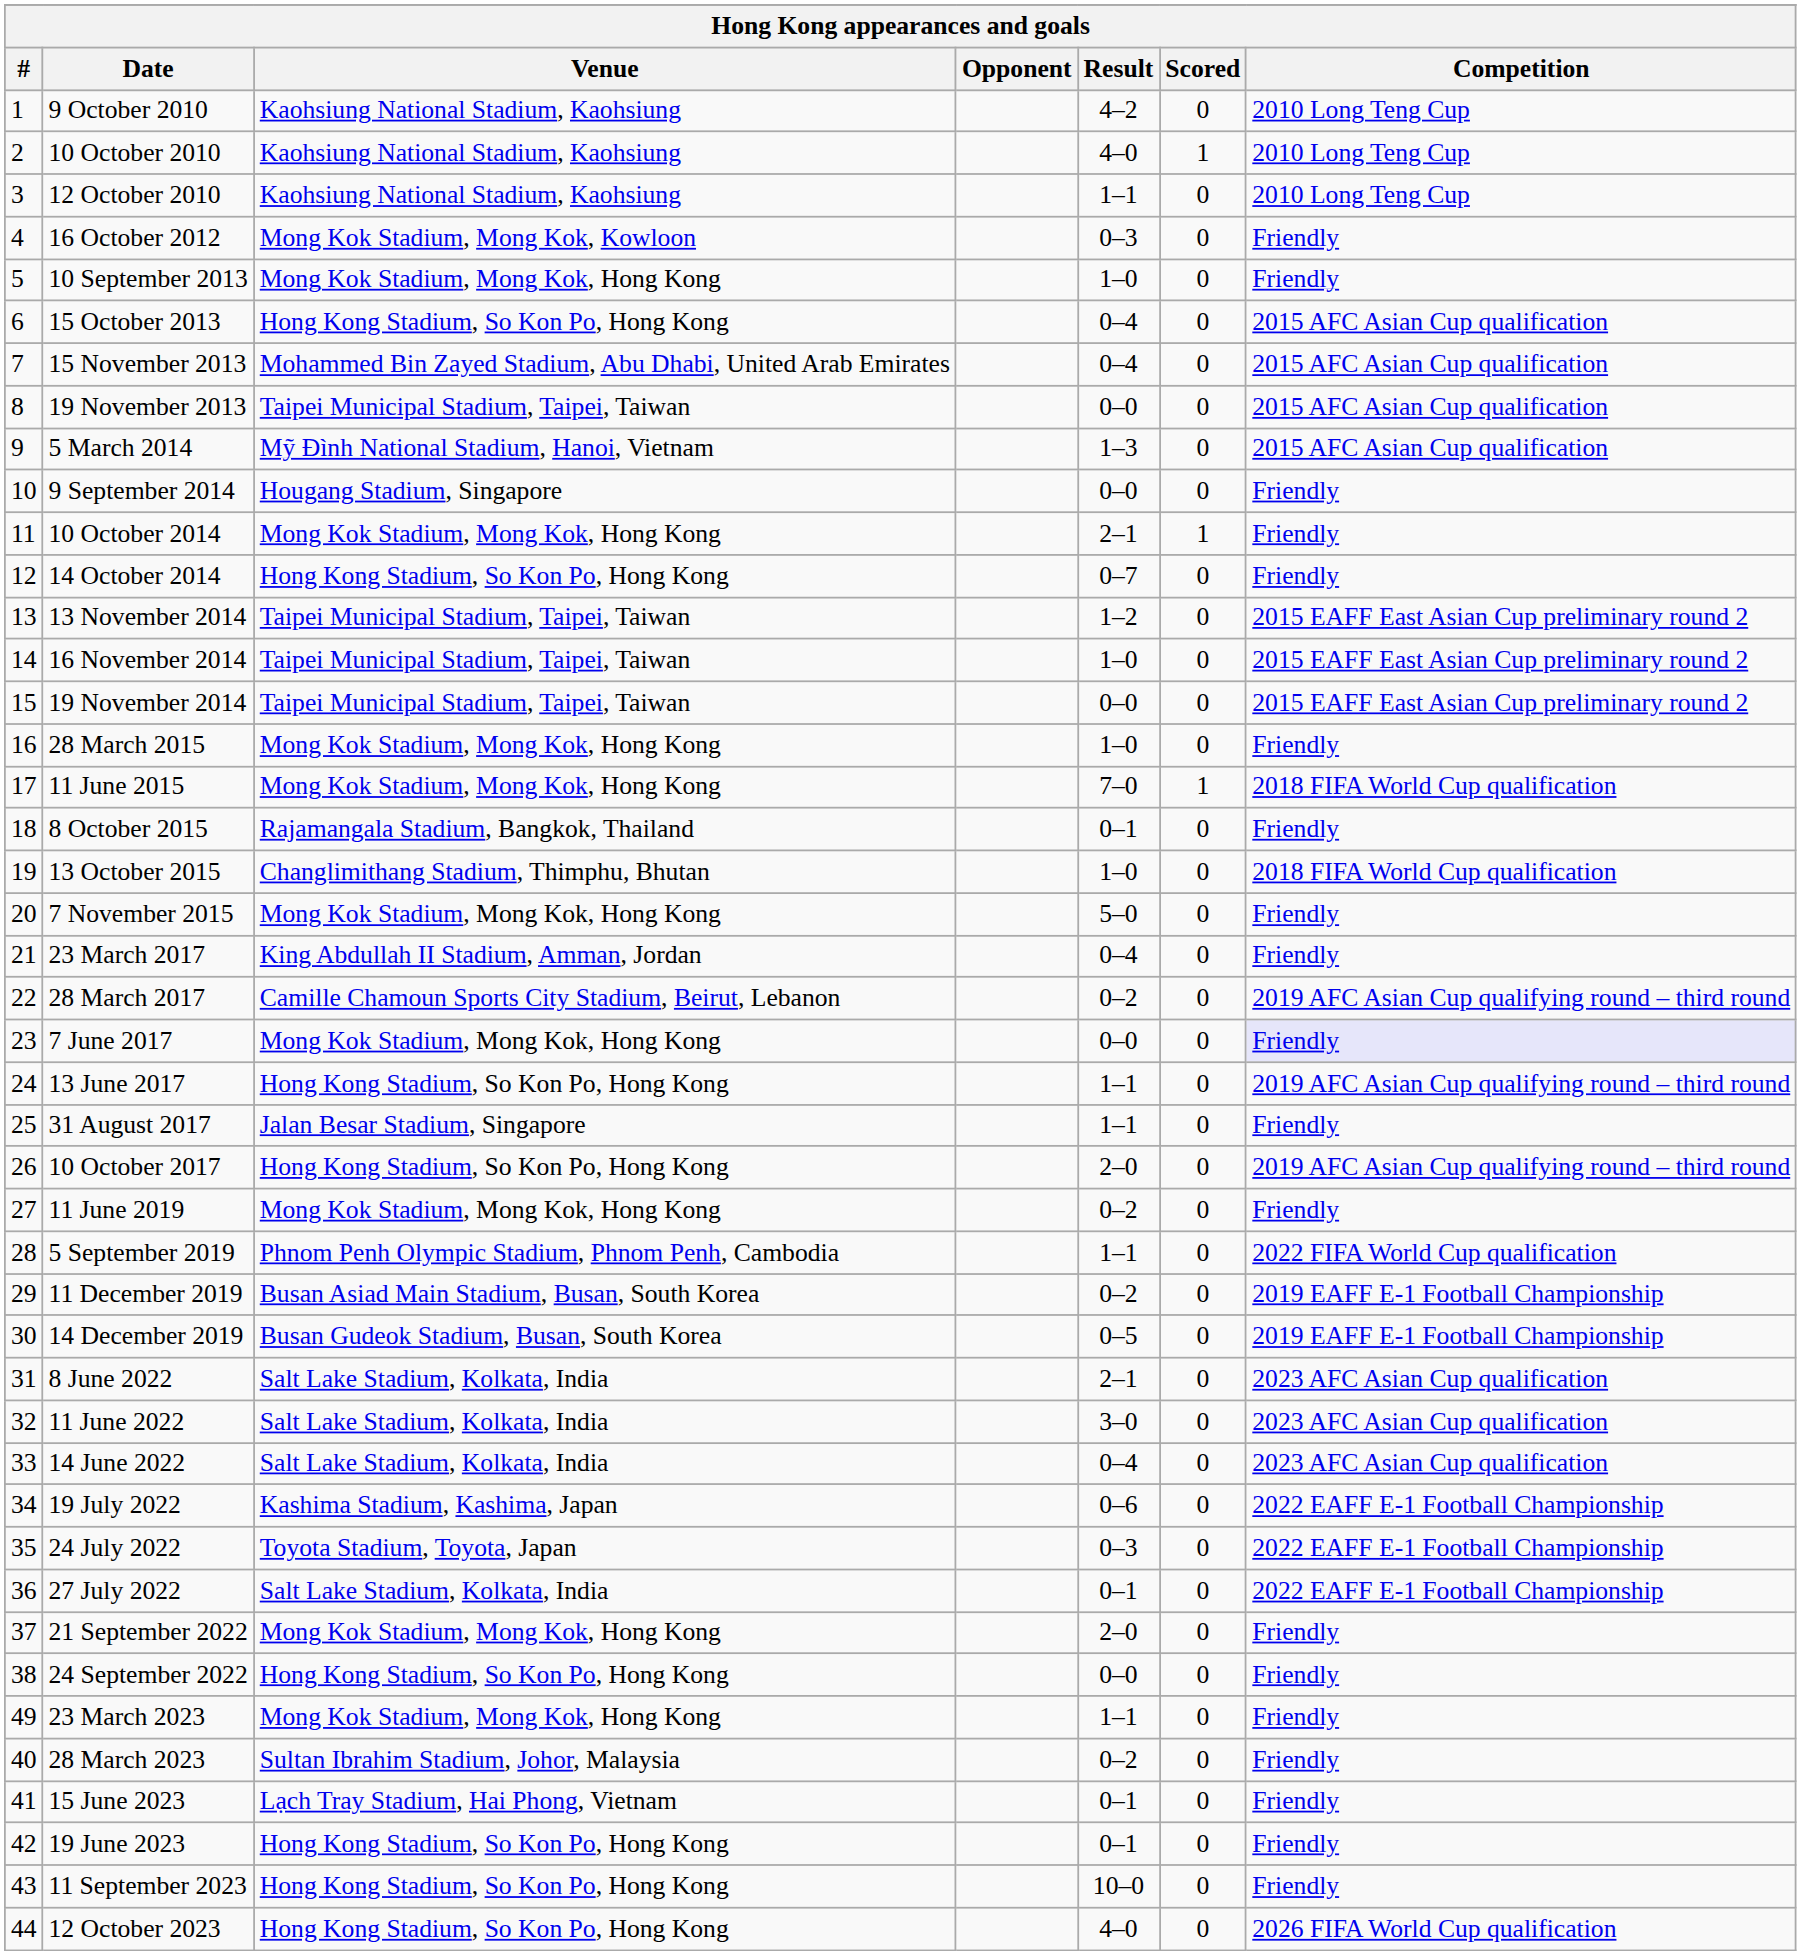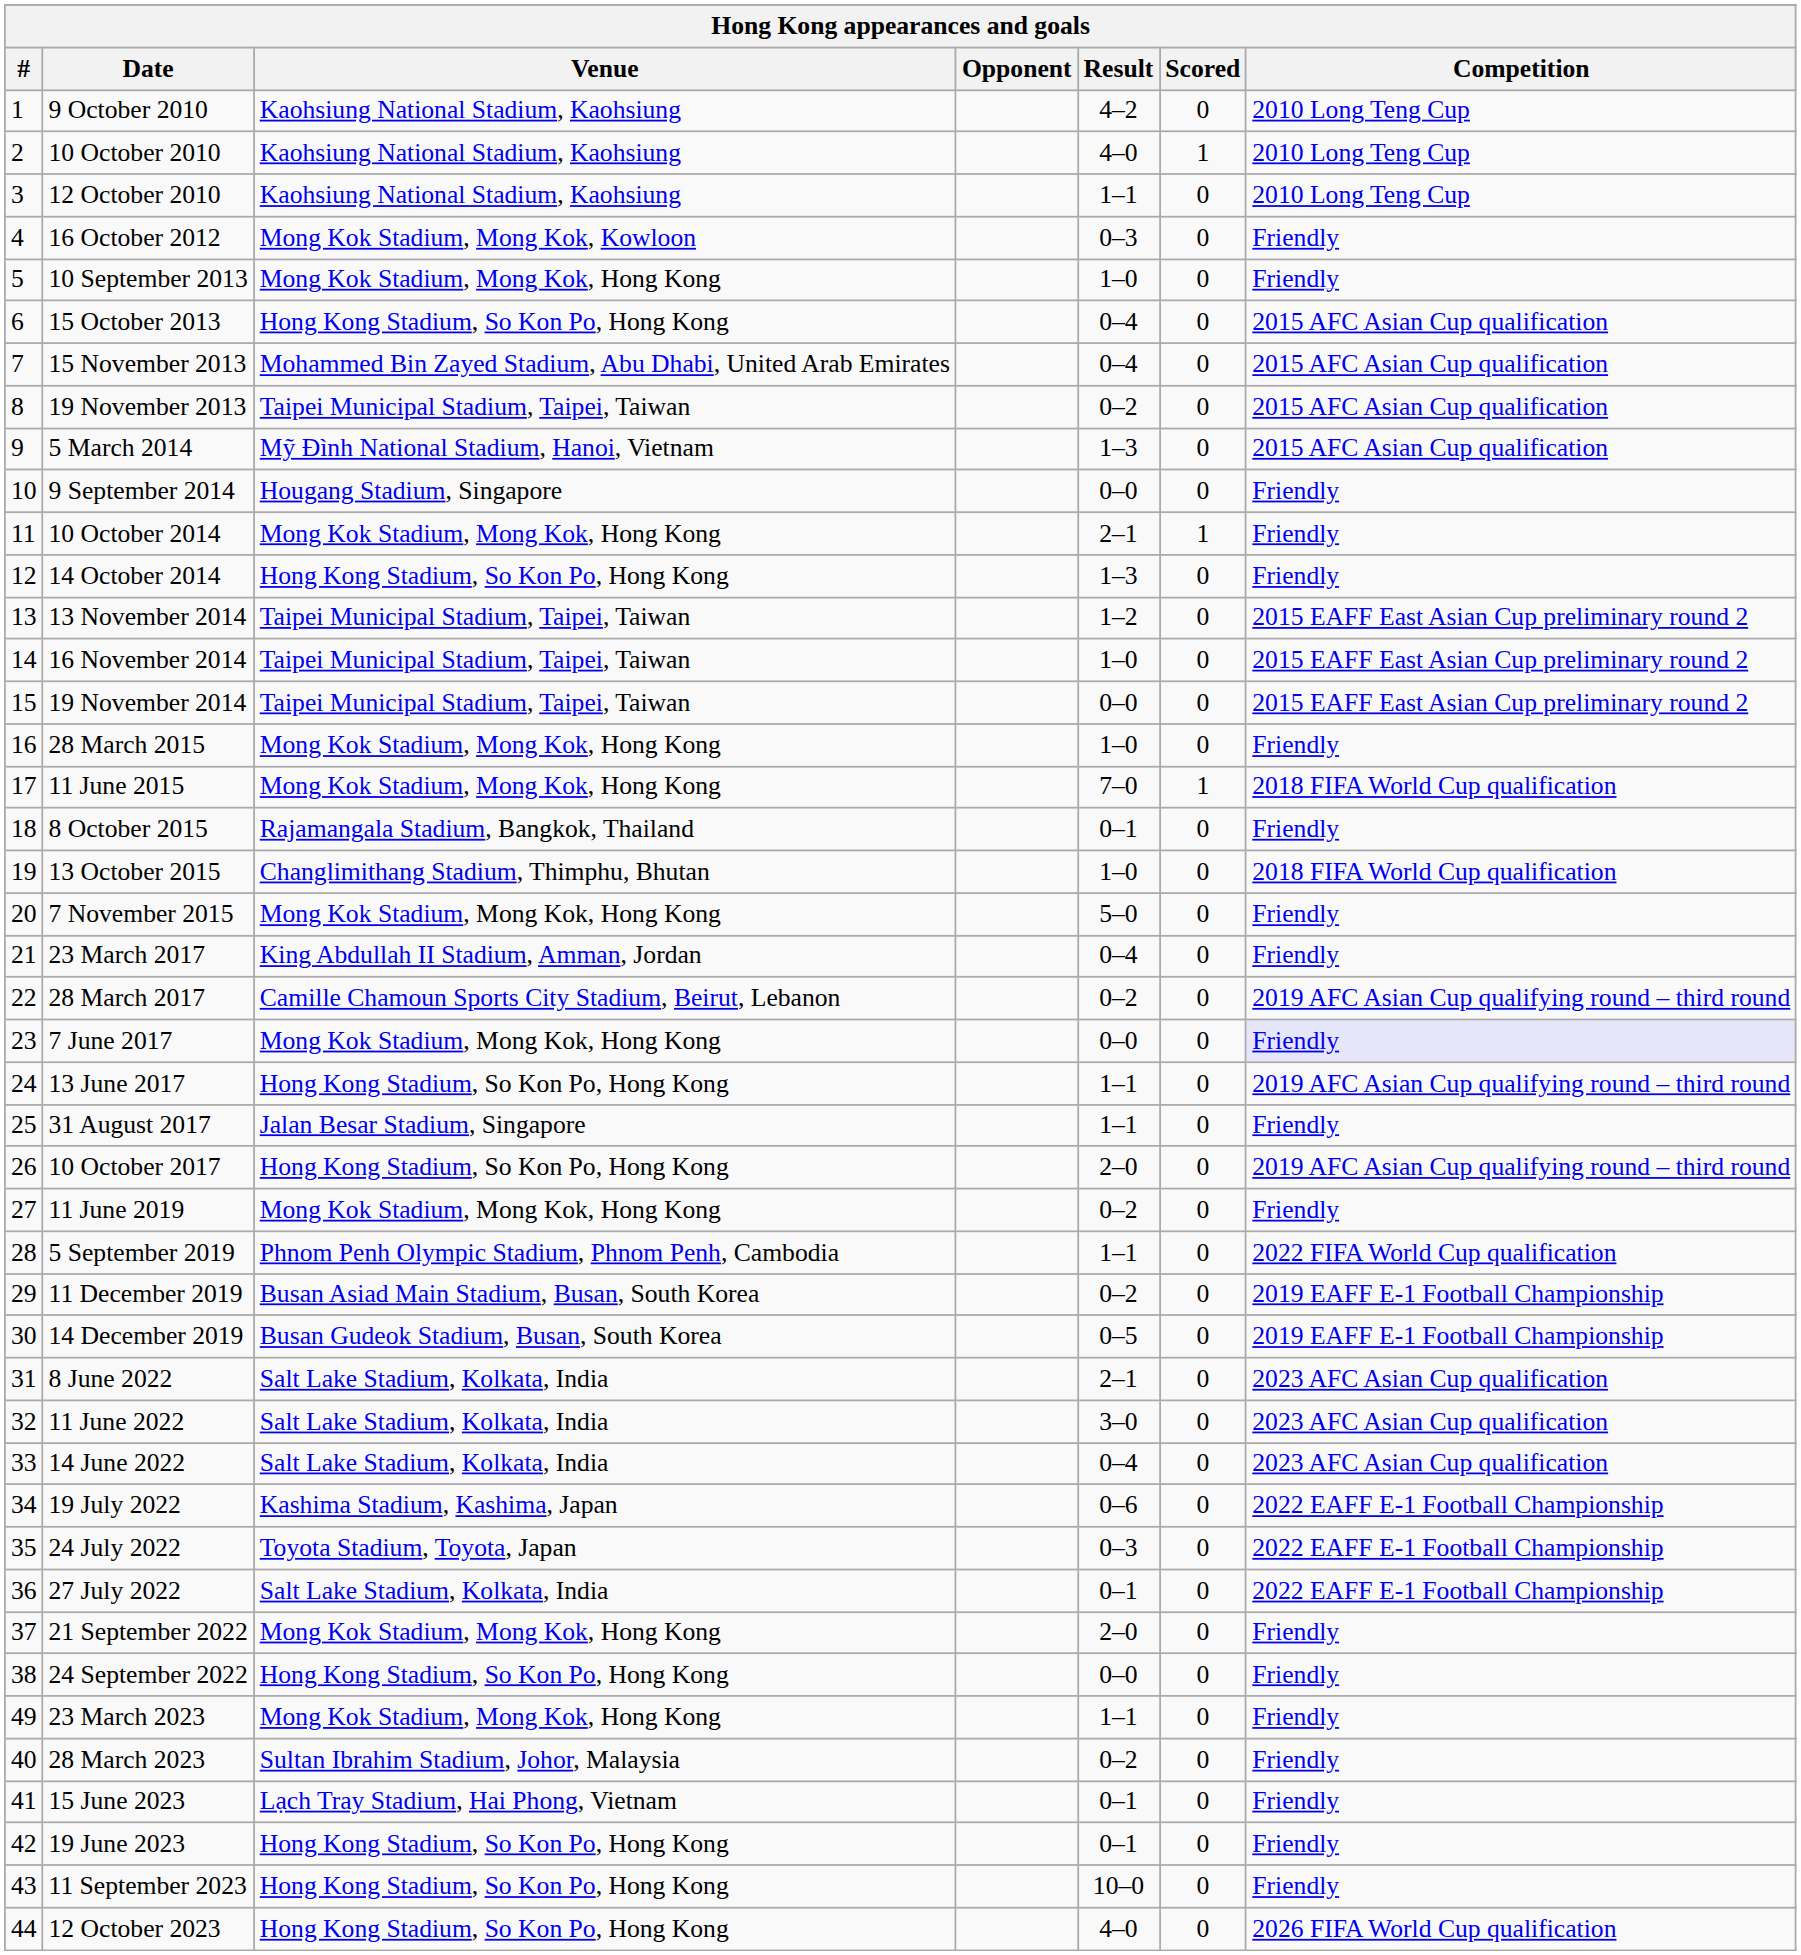(1118, 406) 0–0 -> (1118, 406) 0–2
(1118, 575) 0–7 -> (1118, 575) 1–3
